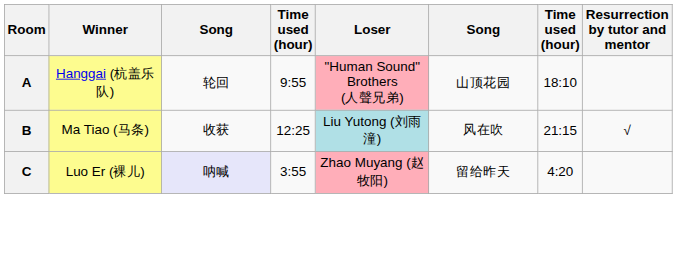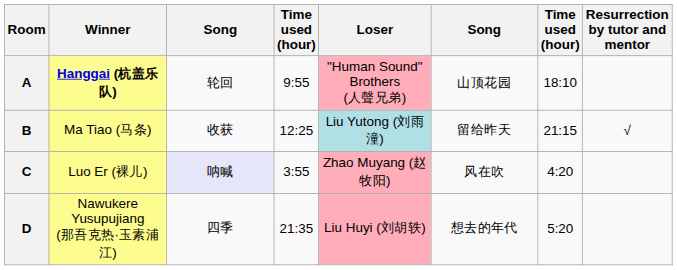(105, 82) normal -> (108, 82) bold
(483, 130) 风在吹 -> (484, 130) 留给昨天
(483, 171) 留给昨天 -> (484, 171) 风在吹
+ row: (27, 228)
